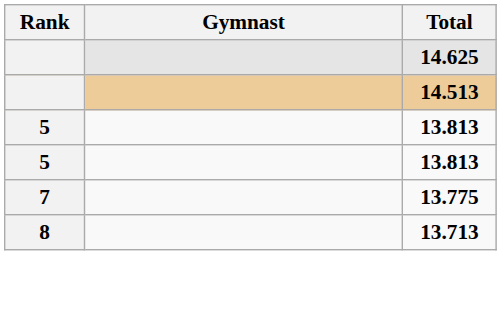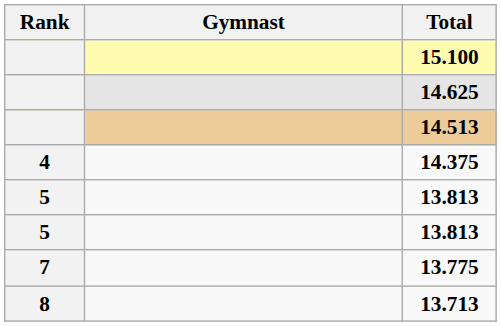+ row: (45, 58)
+ row: (45, 162)
